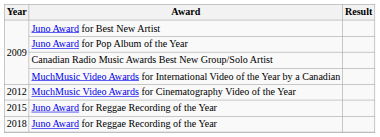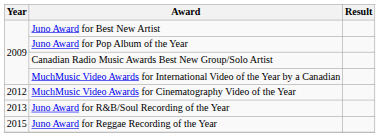+ row: (17, 108)
- row: (17, 124)
